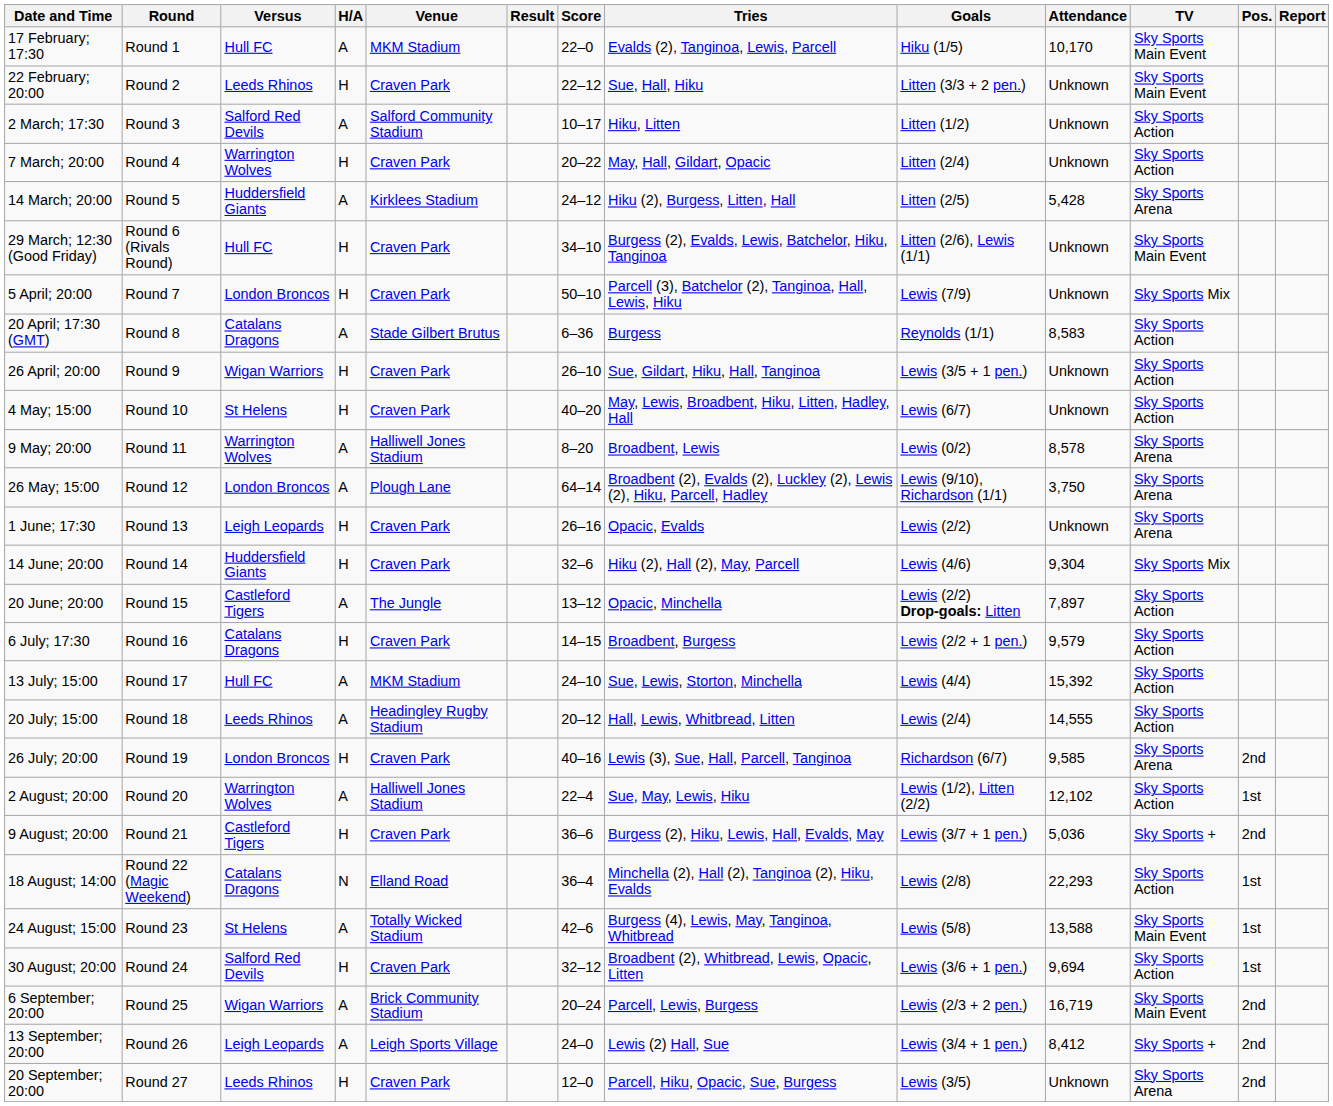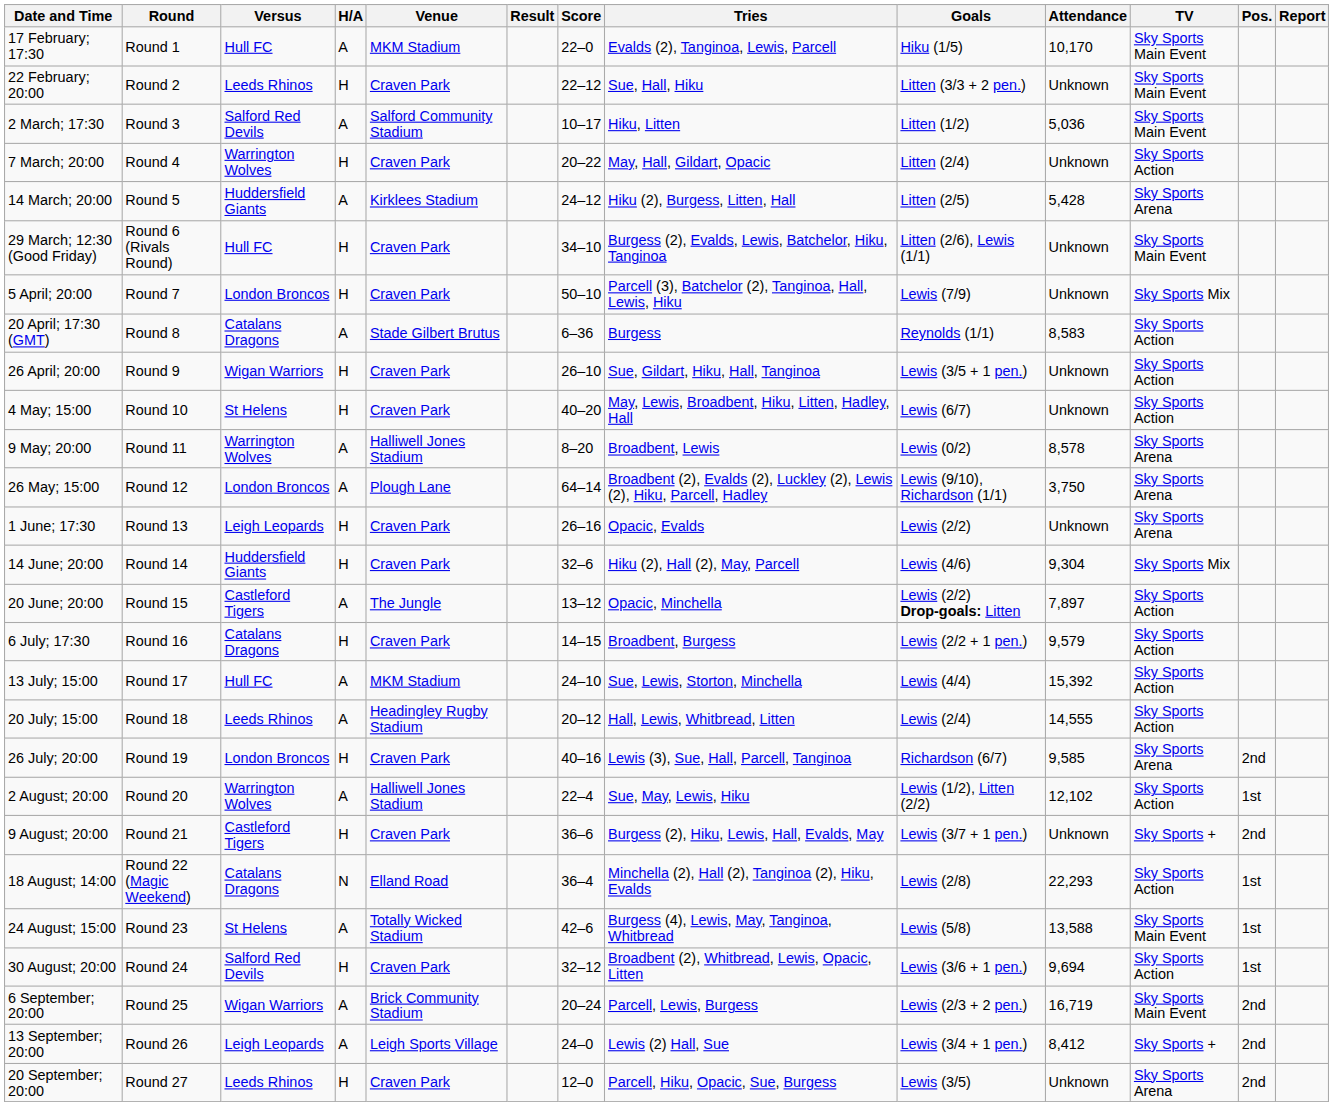(1079, 123) Unknown -> (1067, 123) 5,036
(1169, 123) Sky Sports Action -> (1170, 123) Sky Sports Main Event
(1067, 835) 5,036 -> (1079, 835) Unknown
